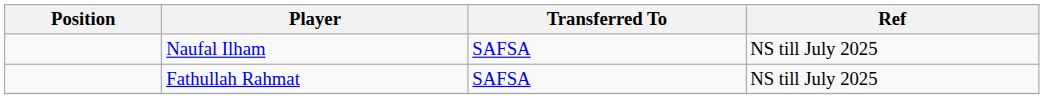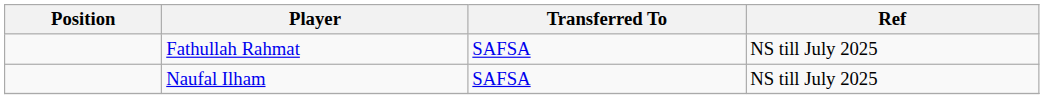rows swapped: (233, 78) <-> (216, 49)
